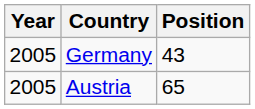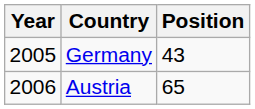(33, 87) 2005 -> (33, 87) 2006
